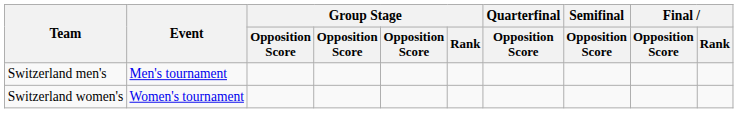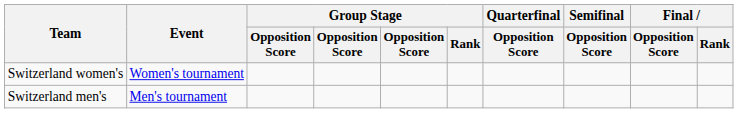rows swapped: (57, 74) <-> (65, 96)
